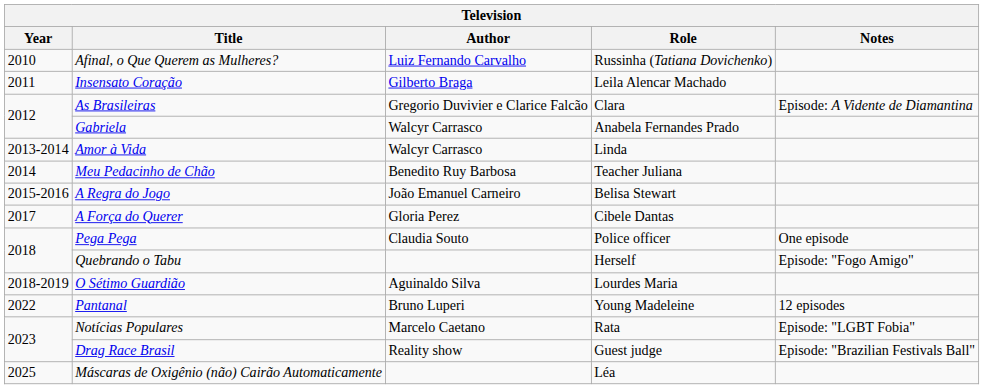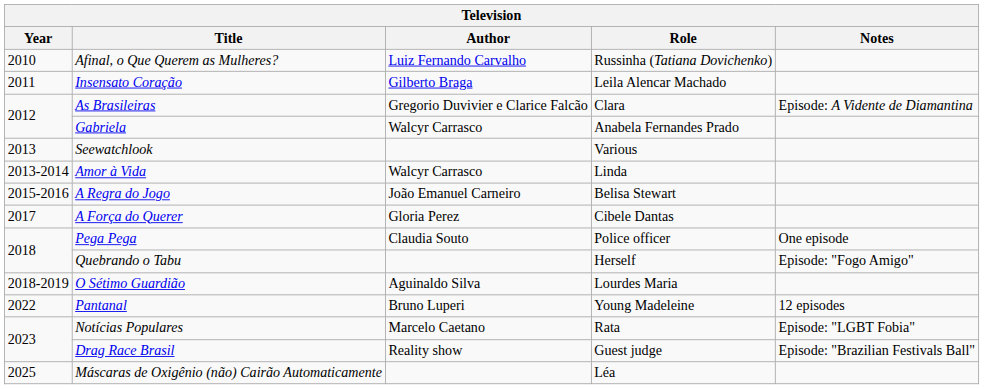+ row: (114, 149)
- row: (145, 171)
